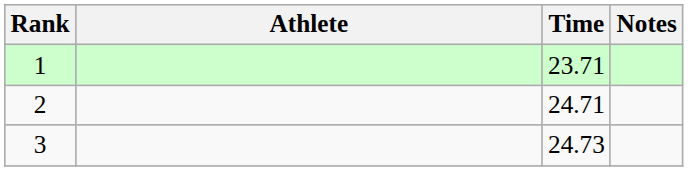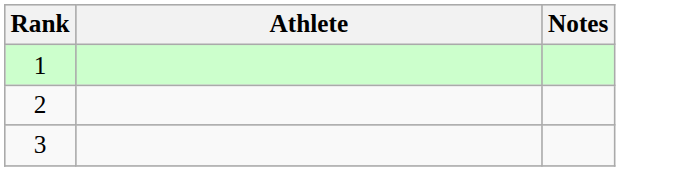- column: (576, 24)
